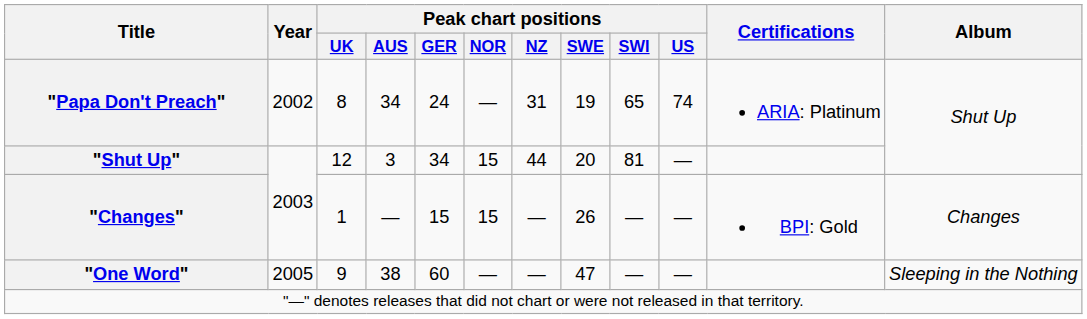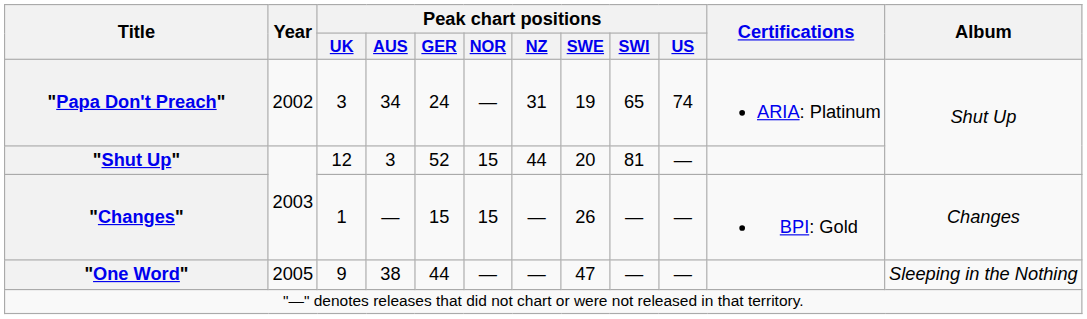(342, 102) 8 -> (342, 102) 3
(439, 159) 34 -> (439, 159) 52
(439, 274) 60 -> (439, 274) 44
